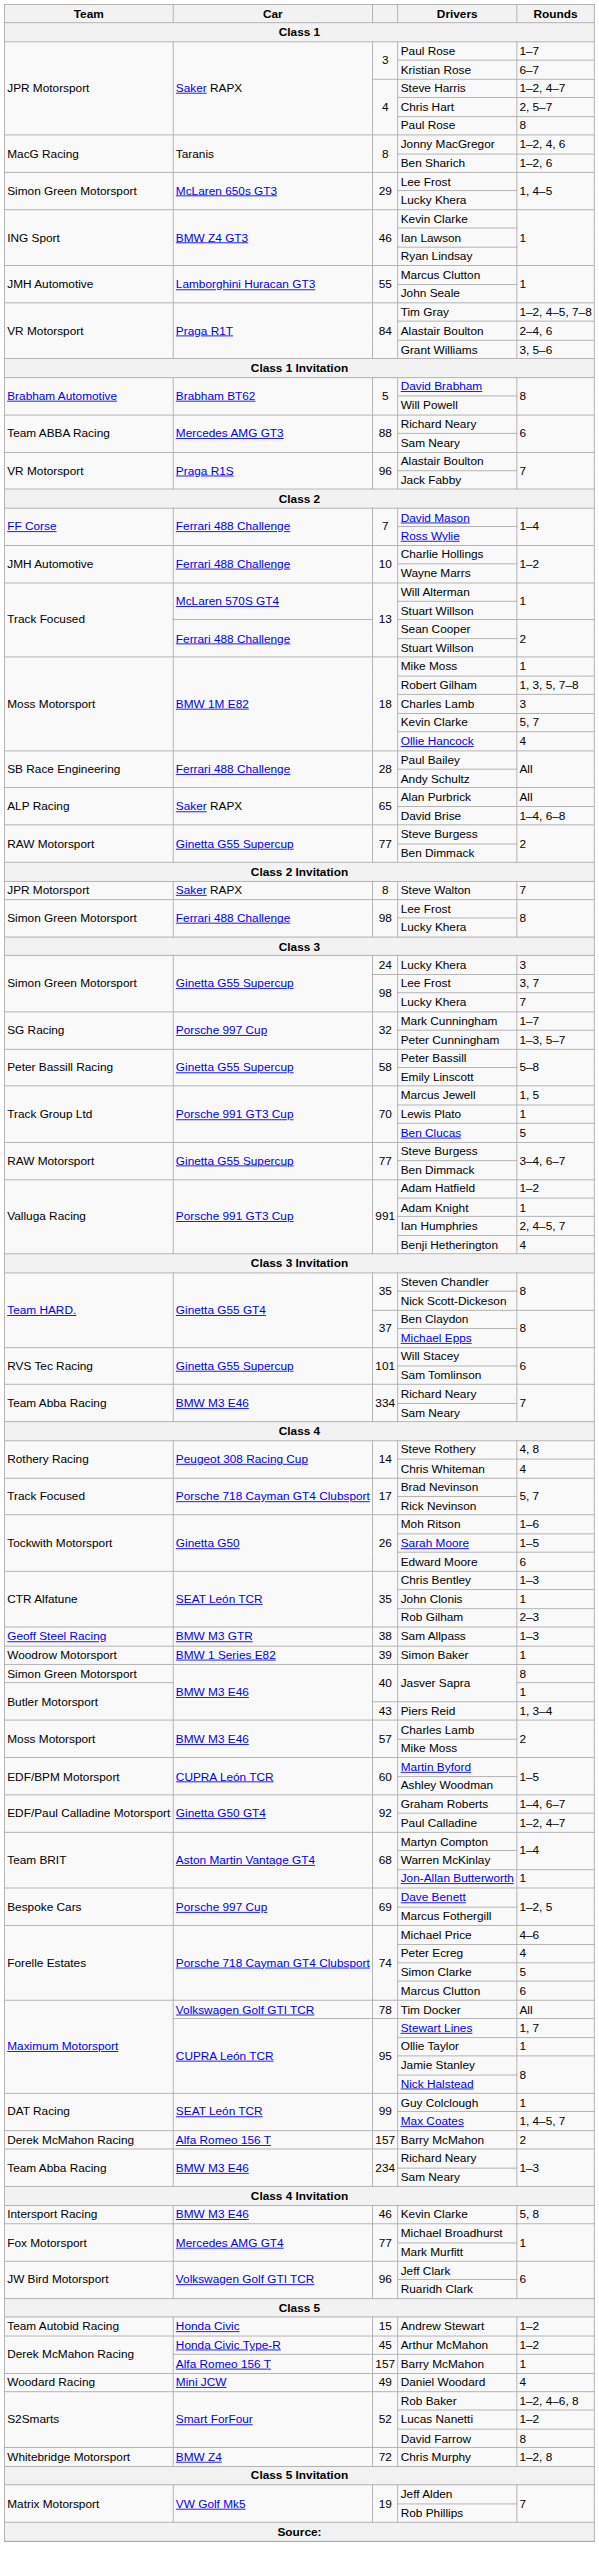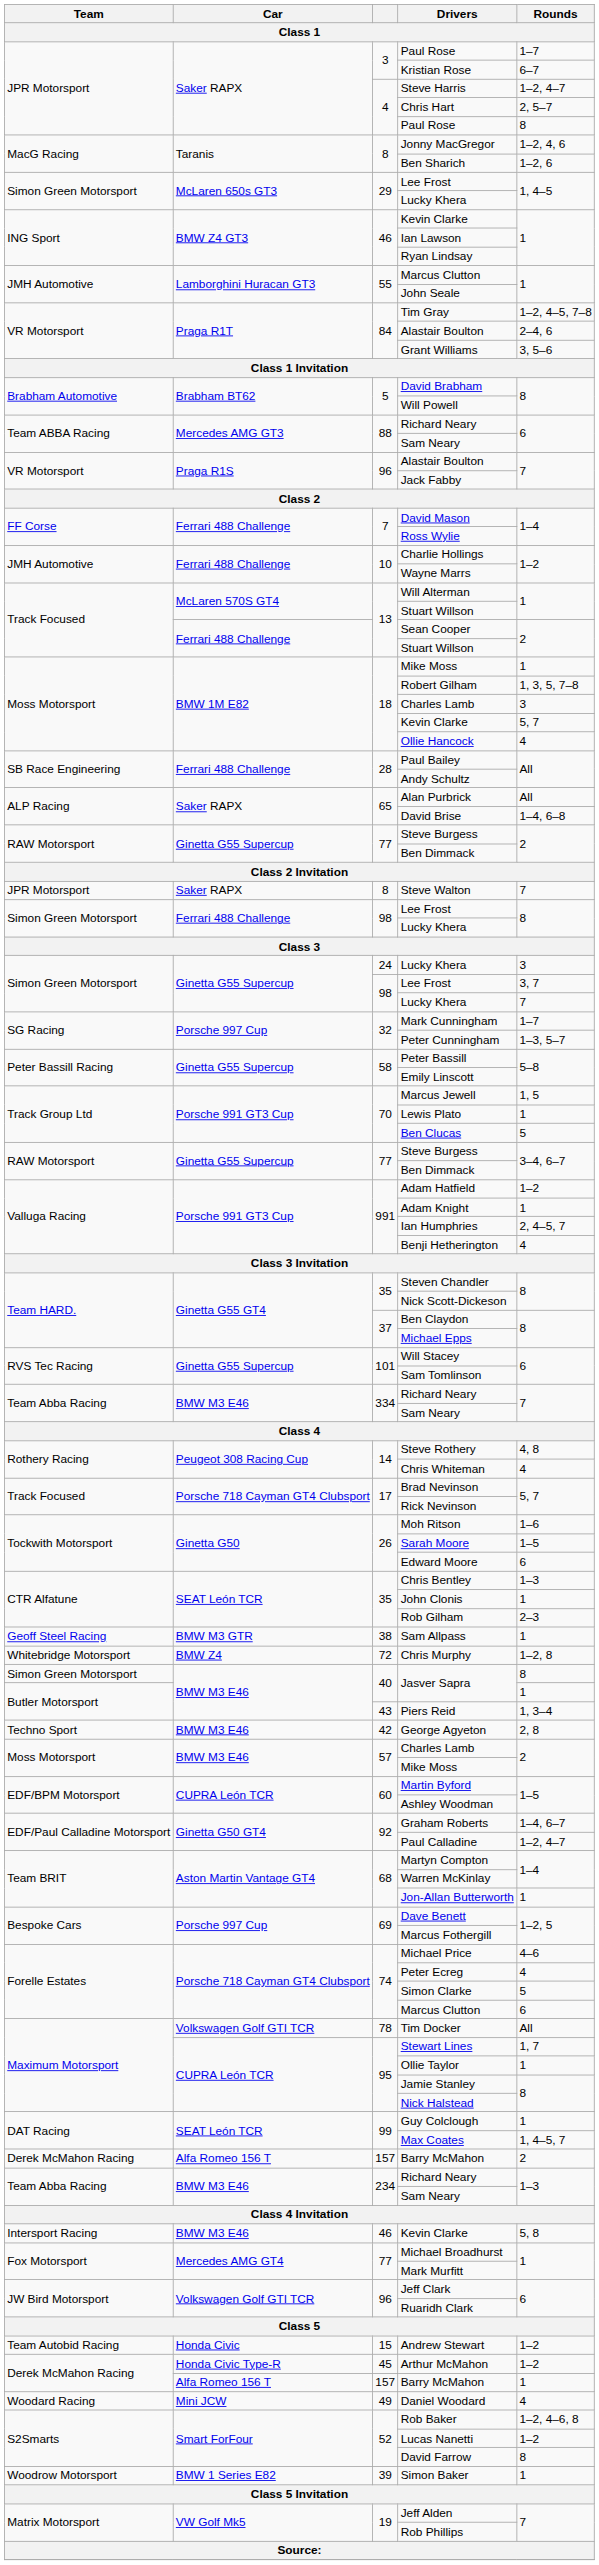(529, 1636) 1–3 -> (523, 1636) 1
rows swapped: (385, 1655) <-> (385, 2457)
+ row: (385, 1729)
